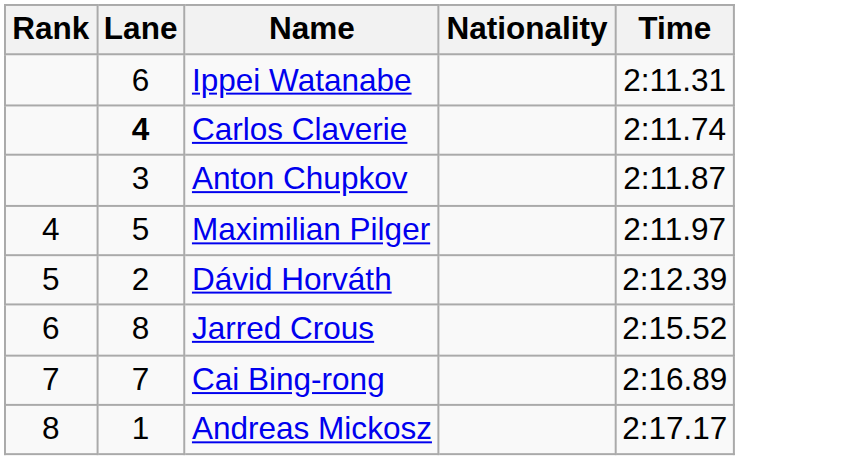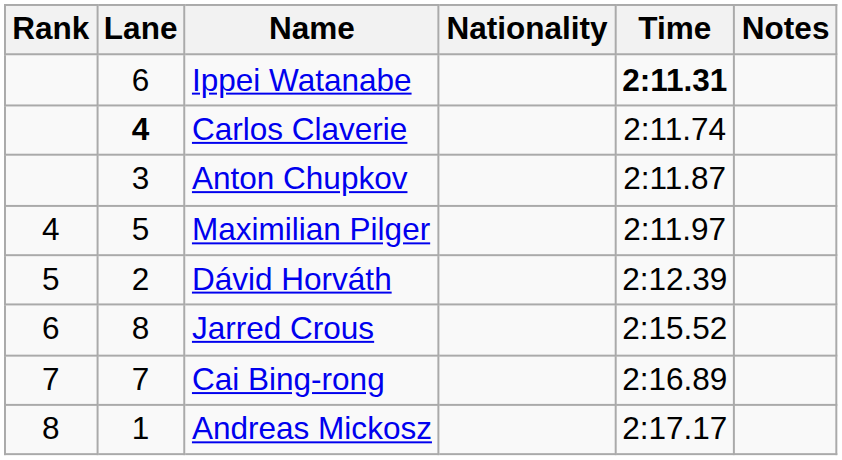+ column: (786, 29)
(675, 79) normal -> (675, 79) bold
